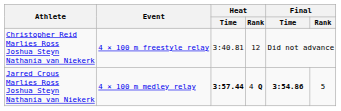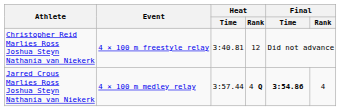(228, 86) bold -> (228, 86) normal
(323, 86) 5 -> (323, 86) 4
